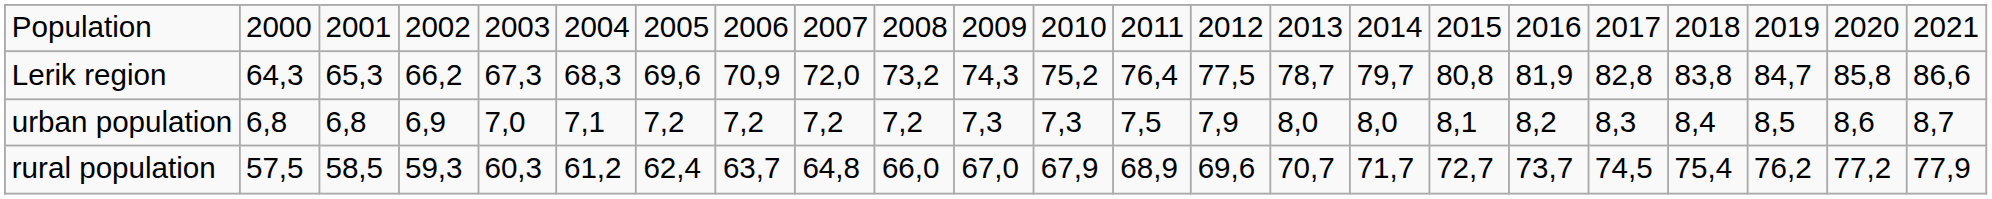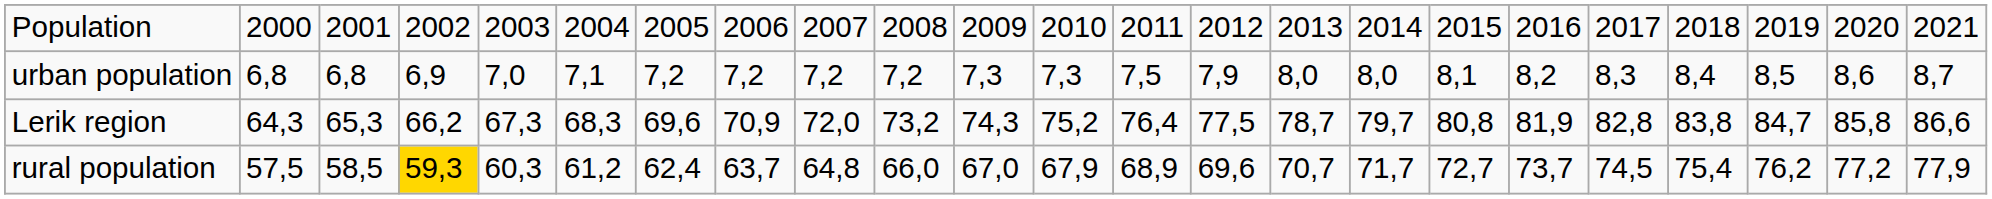rows swapped: (89, 74) <-> (122, 121)
(434, 168) no background -> (434, 168) gold background
